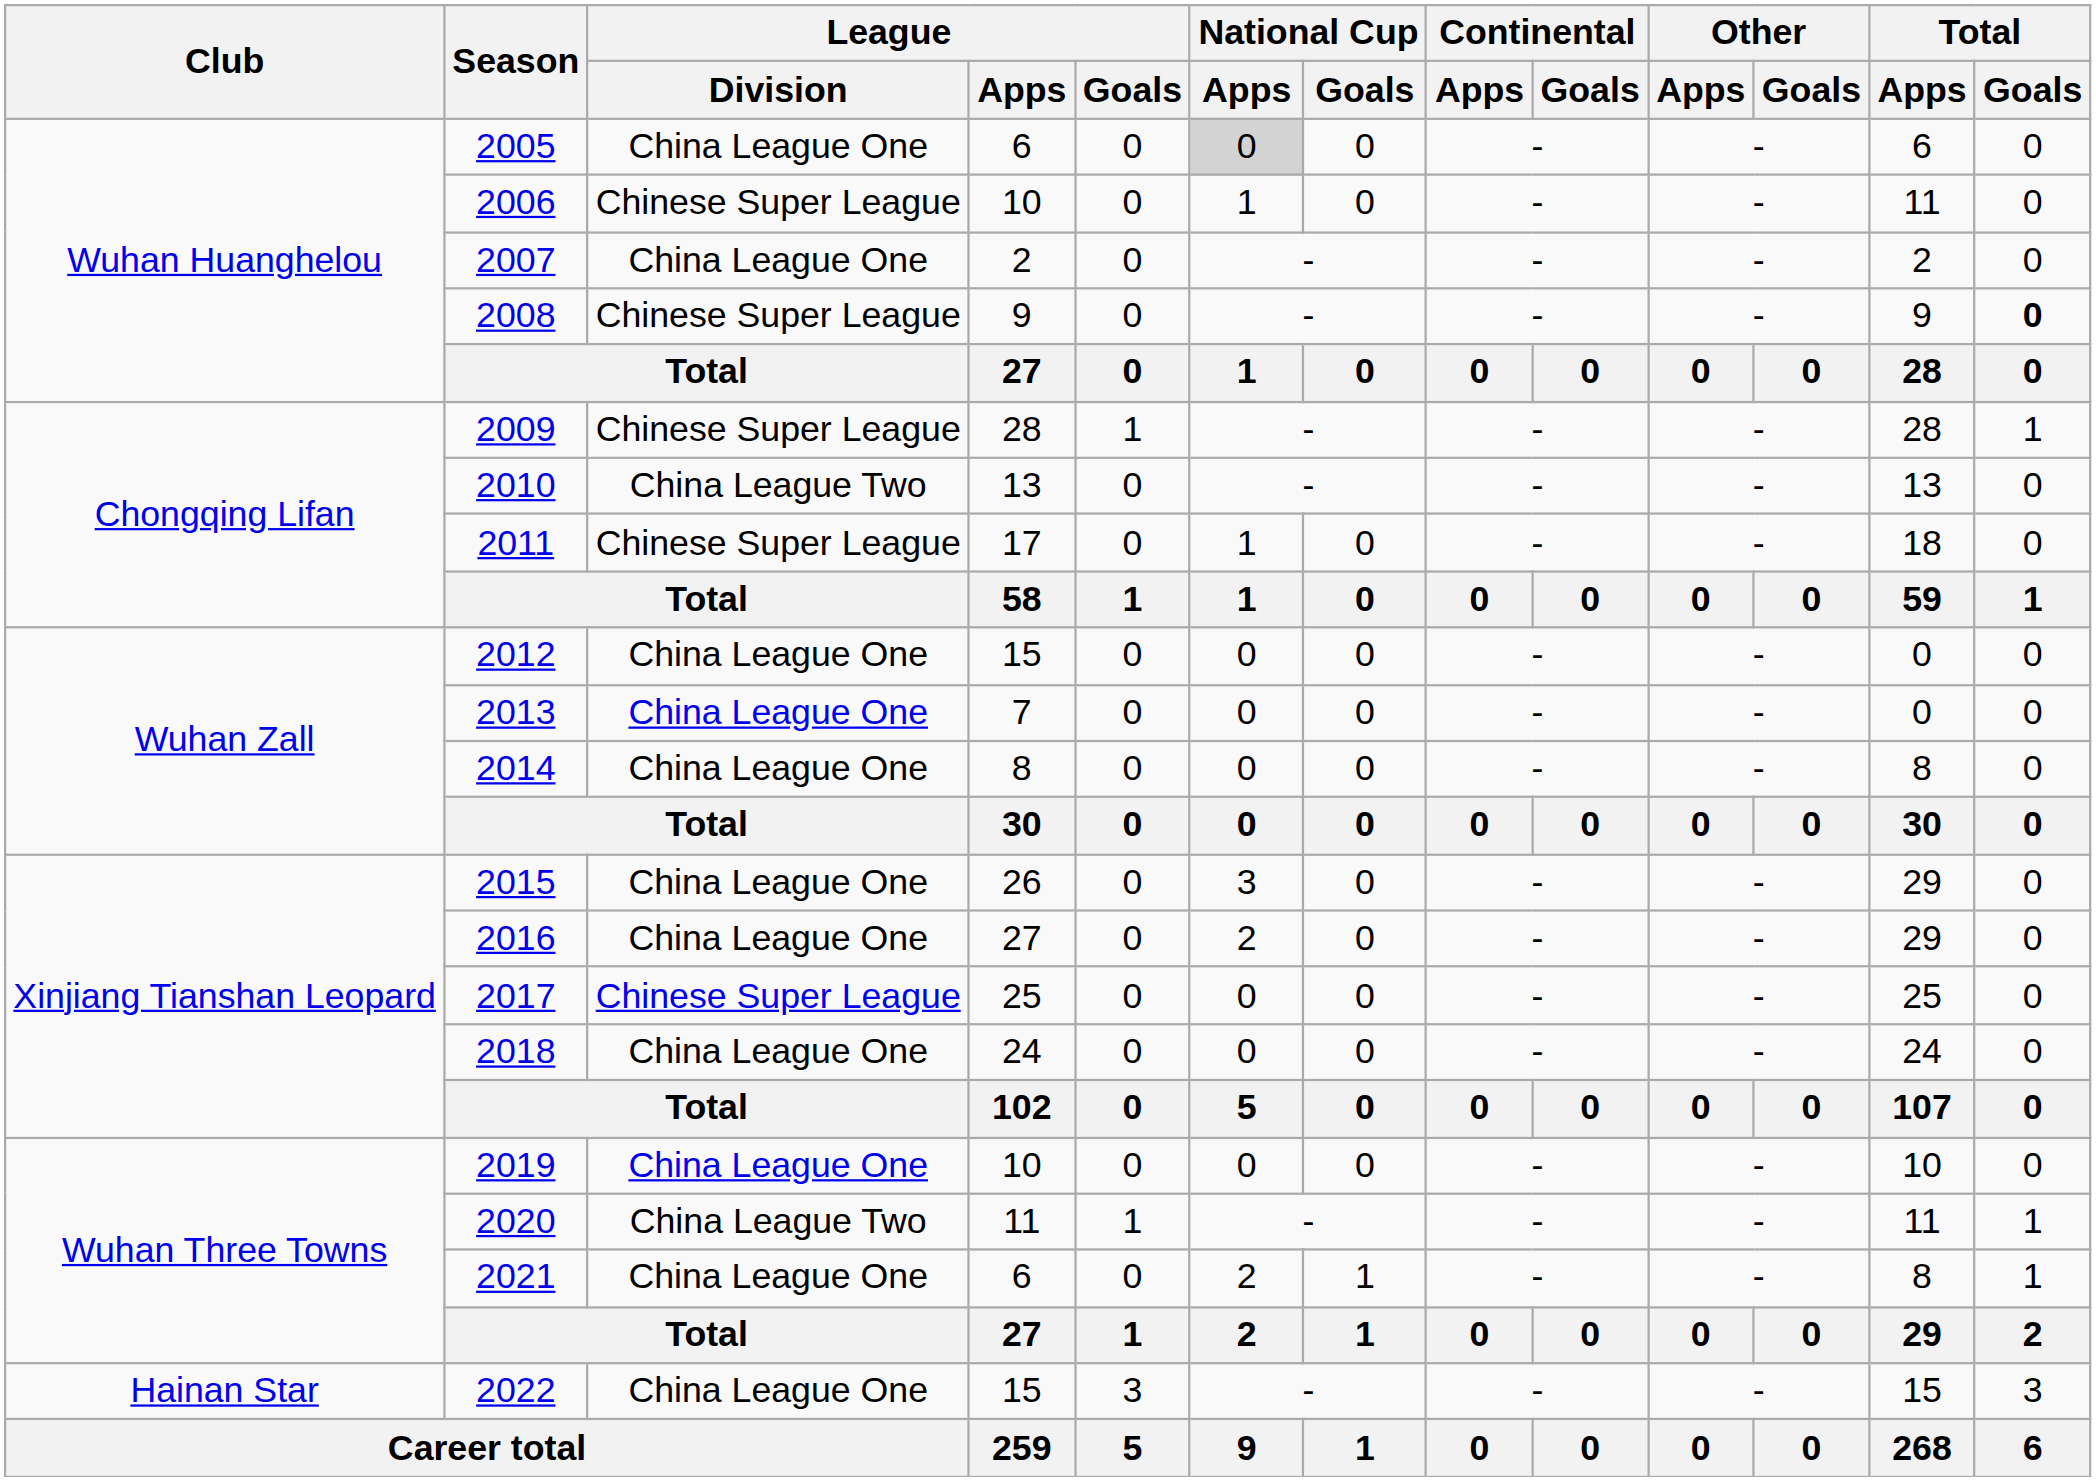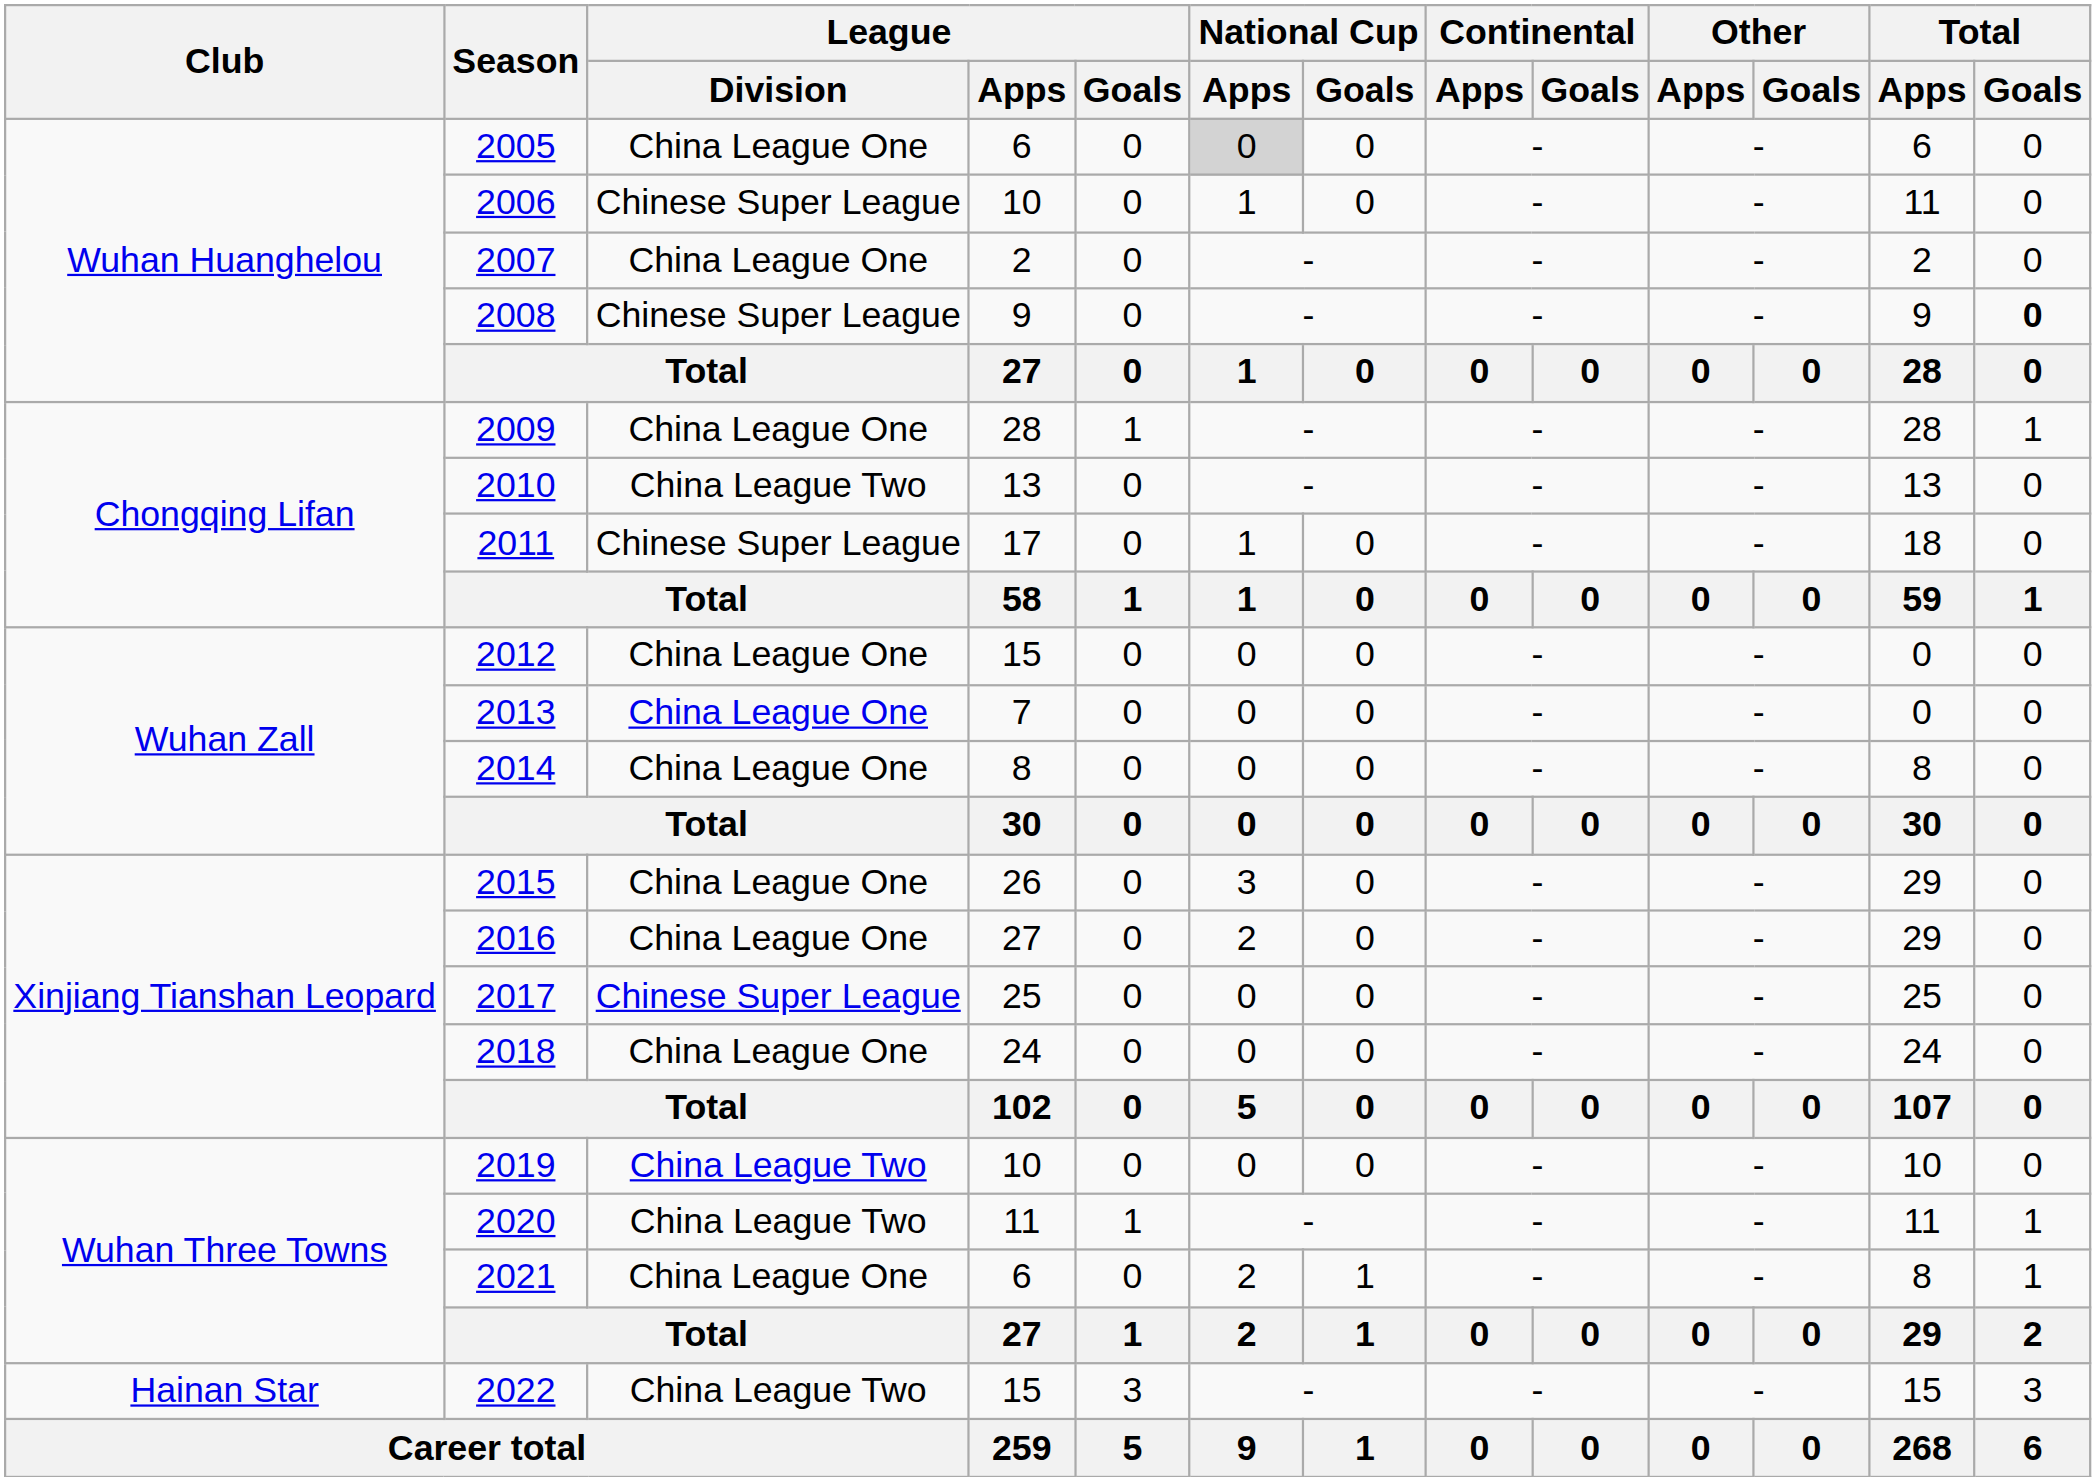(778, 428) Chinese Super League -> (778, 428) China League One
(778, 1164) China League One -> (778, 1164) China League Two
(778, 1390) China League One -> (778, 1390) China League Two
